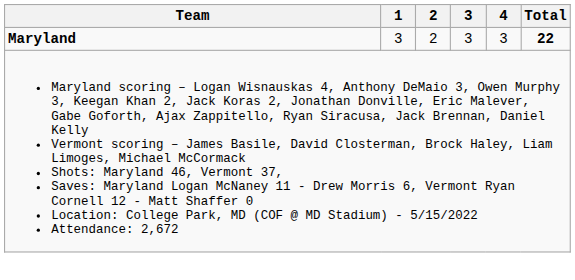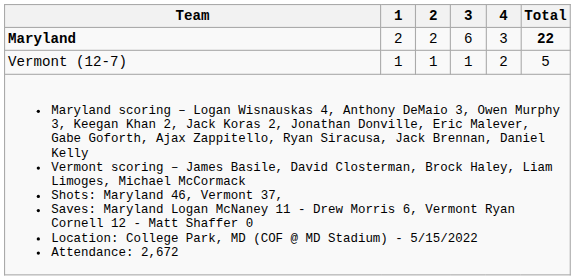(398, 39) 3 -> (398, 39) 2
(468, 39) 3 -> (468, 39) 6
+ row: (67, 62)
